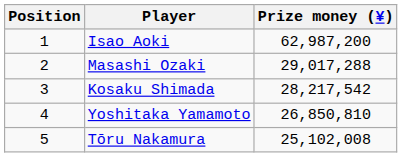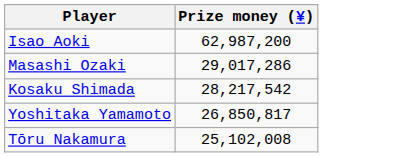- column: (44, 17)
(326, 66) 29,017,288 -> (246, 66) 29,017,286
(326, 115) 26,850,810 -> (246, 115) 26,850,817
